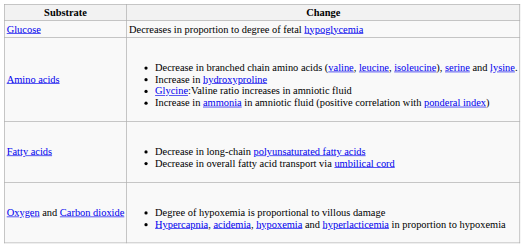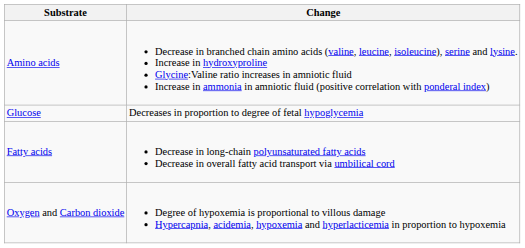rows swapped: (24, 29) <-> (33, 79)
